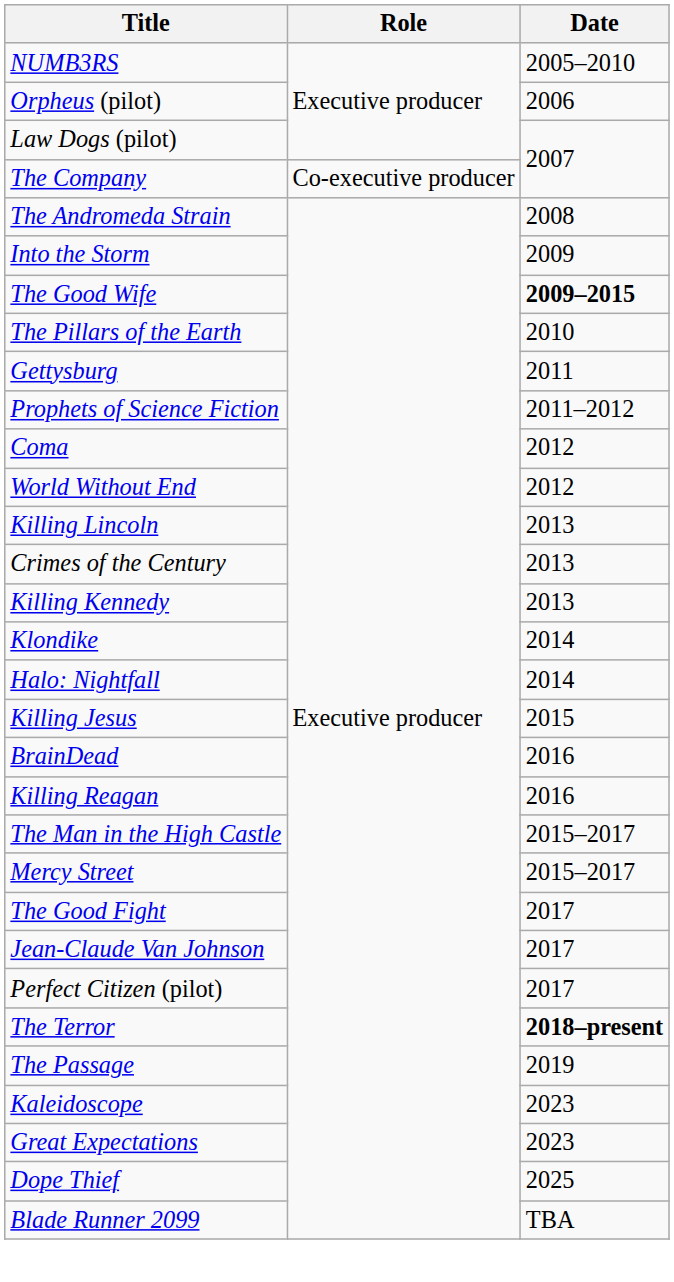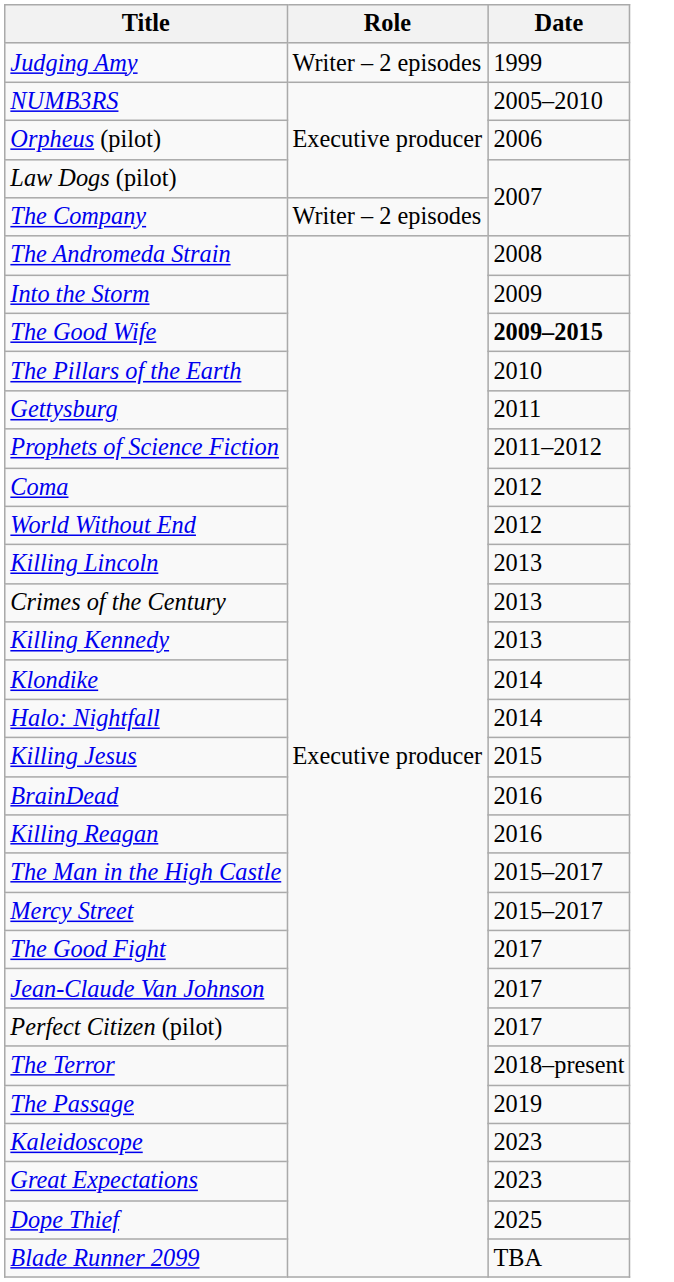+ row: (74, 62)
(404, 178) Co-executive producer -> (387, 216) Writer – 2 episodes
(595, 1026) bold -> (559, 1065) normal
